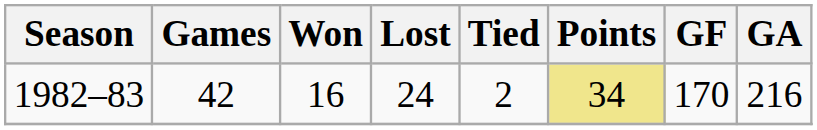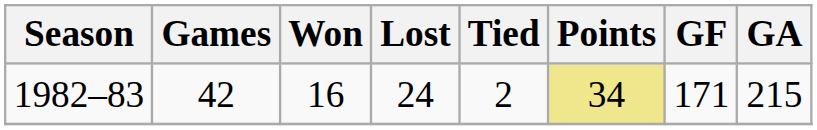(701, 93) 170 -> (701, 93) 171
(774, 93) 216 -> (774, 93) 215
